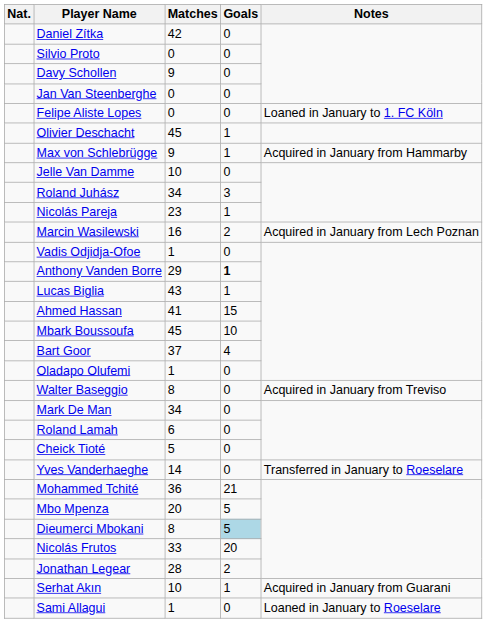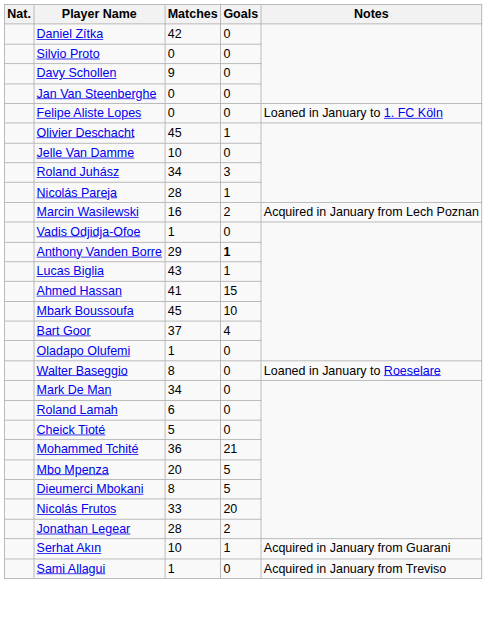- row: (97, 152)
(175, 212) 23 -> (175, 192) 28
(355, 390) Acquired in January from Treviso -> (352, 370) Loaned in January to Roeselare
- row: (92, 469)
(227, 529) lightblue background -> (227, 489) no background
(352, 608) Loaned in January to Roeselare -> (355, 568) Acquired in January from Treviso
